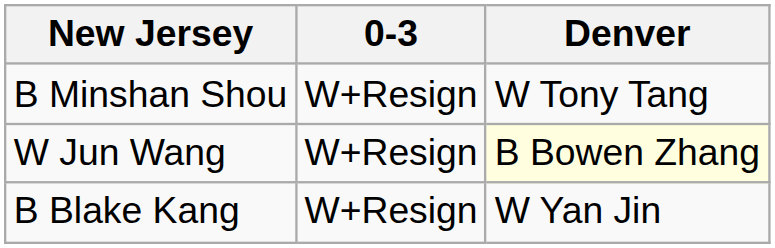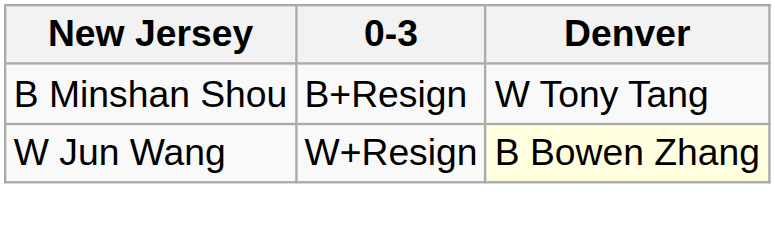(391, 93) W+Resign -> (386, 93) B+Resign
- row: (127, 211)
